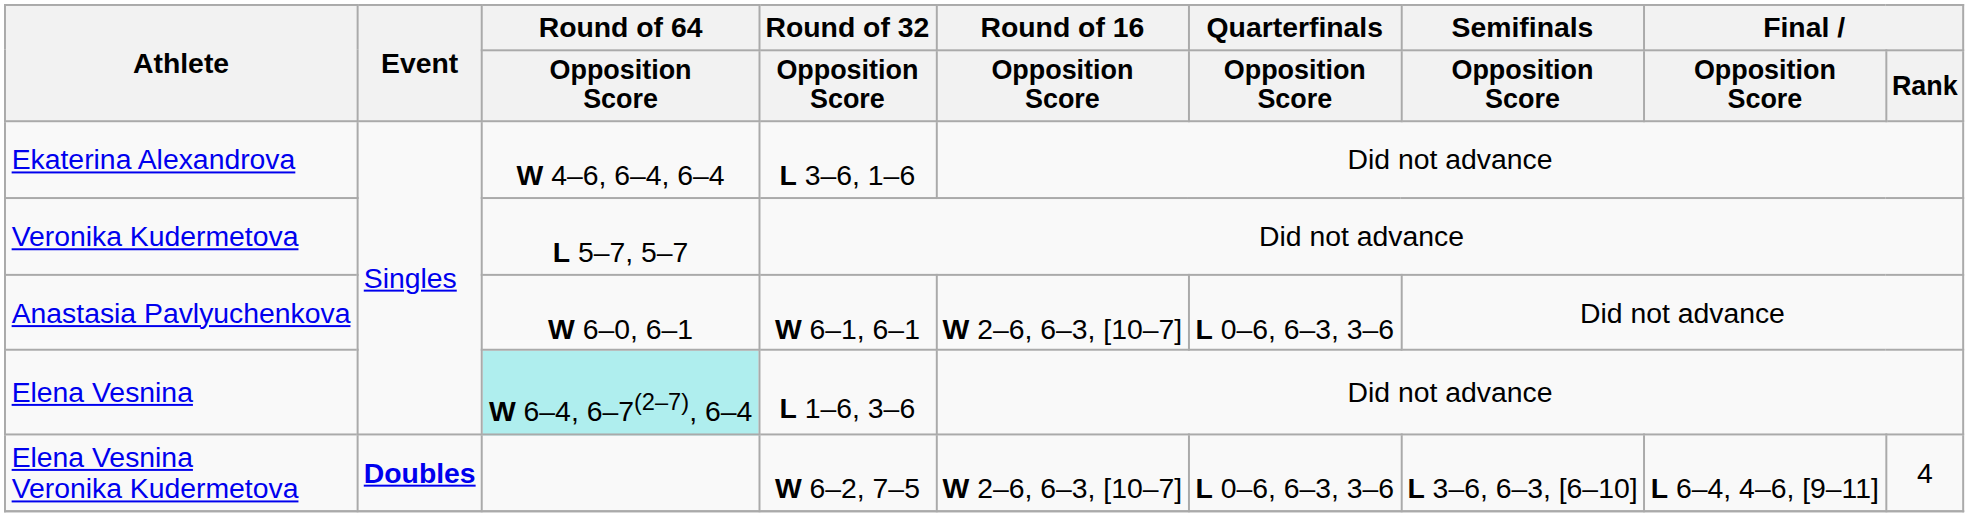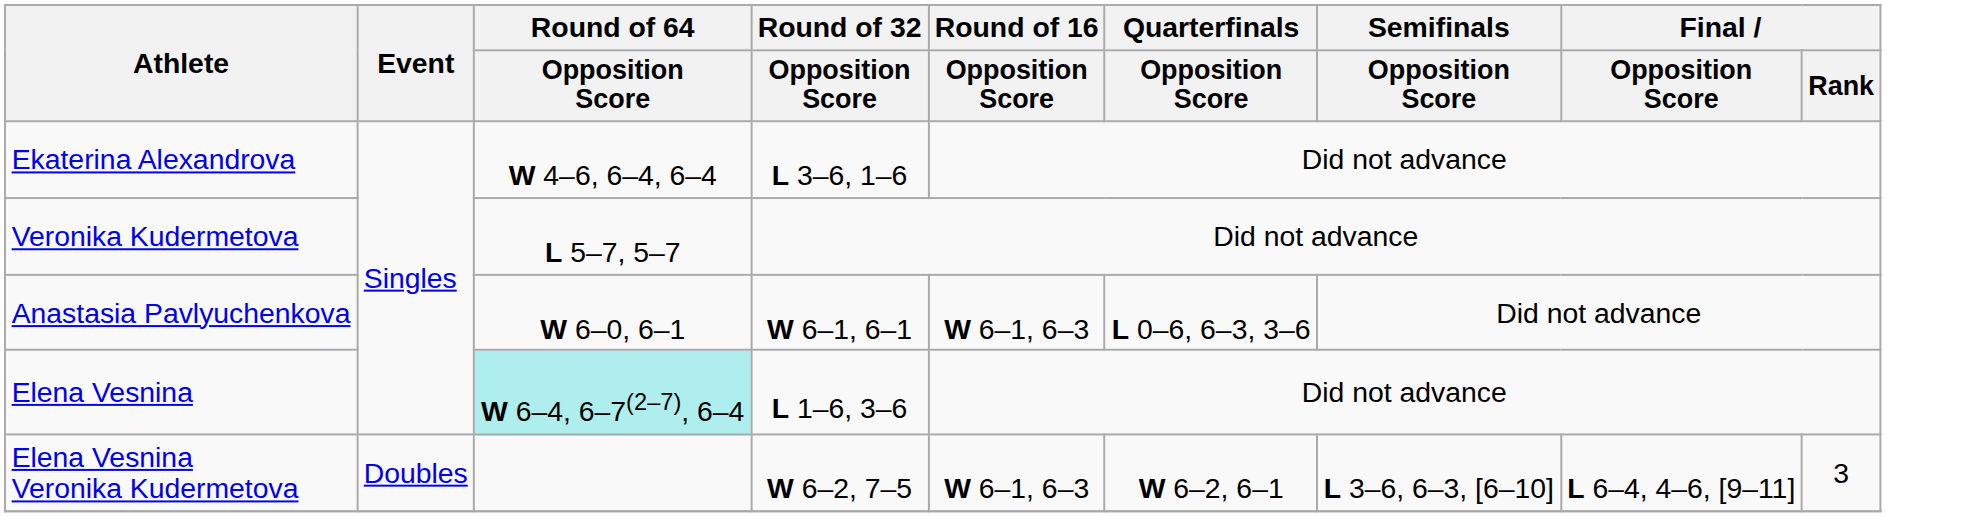(1062, 329) W 2–6, 6–3, [10–7] -> (1017, 329) W 6–1, 6–3
(420, 473) bold -> (416, 473) normal
(1062, 489) W 2–6, 6–3, [10–7] -> (1017, 489) W 6–1, 6–3
(1295, 489) L 0–6, 6–3, 3–6 -> (1211, 489) W 6–2, 6–1
(1925, 473) 4 -> (1841, 473) 3
